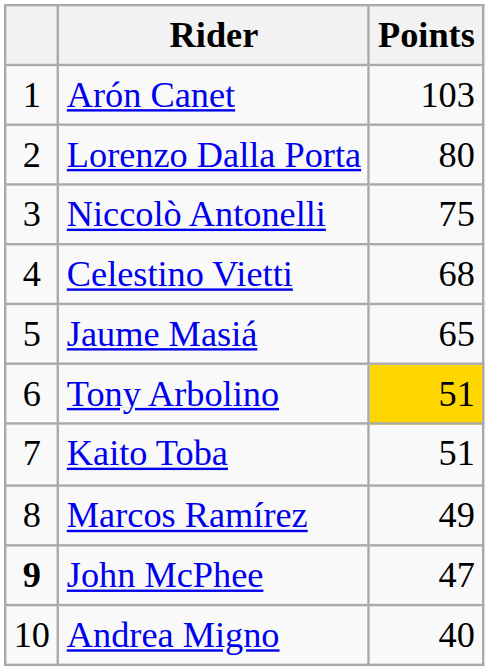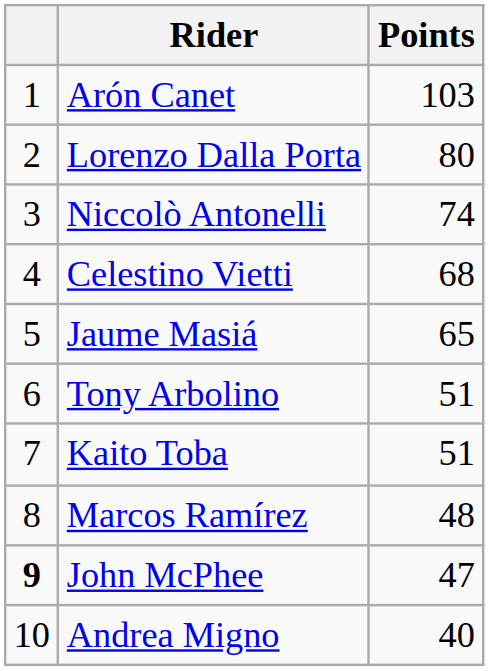(457, 214) 75 -> (457, 214) 74
(457, 394) gold background -> (457, 394) no background
(457, 513) 49 -> (457, 513) 48
